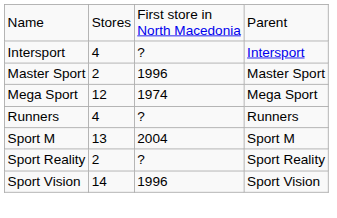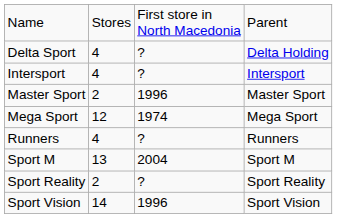+ row: (42, 52)
